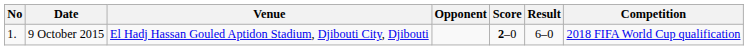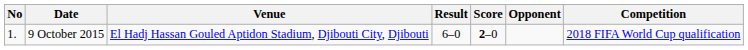columns swapped: (461, 14) <-> (544, 14)
